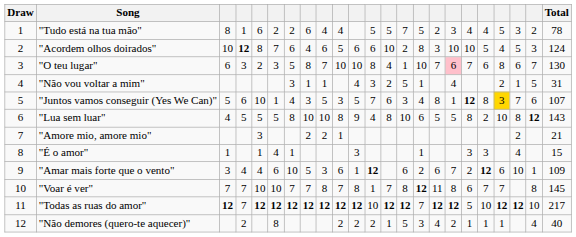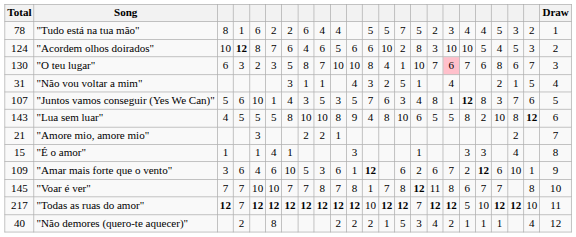columns swapped: (21, 13) <-> (557, 13)
(502, 100) gold background -> (500, 100) no background
(244, 170) 4 -> (242, 170) 6
